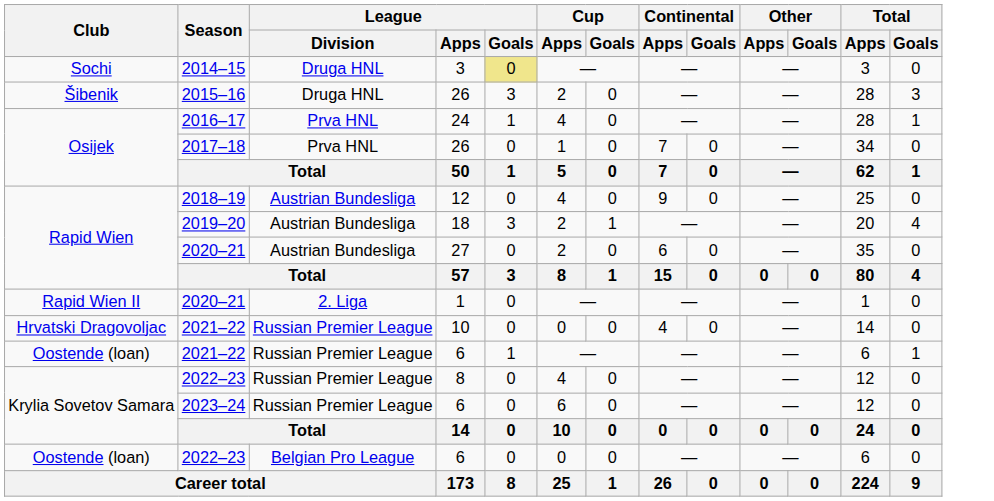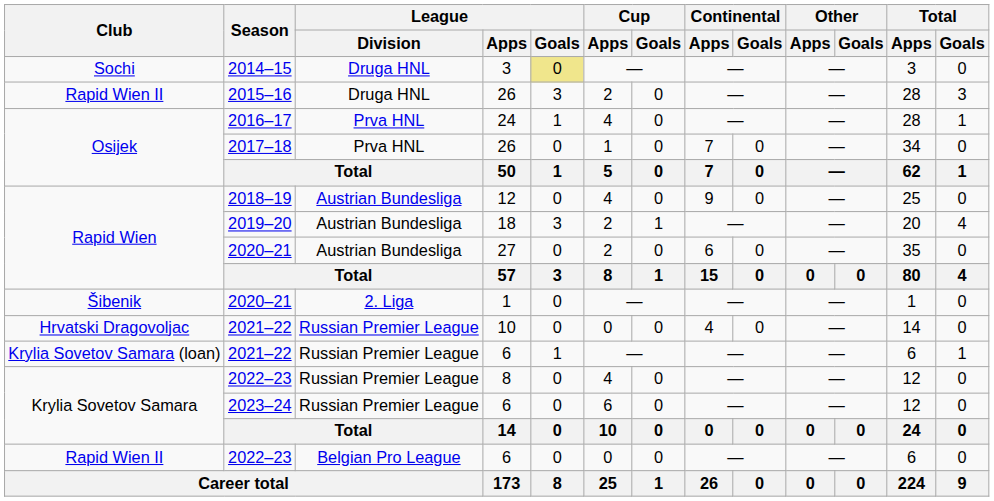(91, 95) Šibenik -> (114, 95) Rapid Wien II
(91, 302) Rapid Wien II -> (114, 302) Šibenik
(91, 353) Oostende (loan) -> (114, 353) Krylia Sovetov Samara (loan)
(91, 457) Oostende (loan) -> (114, 457) Rapid Wien II
